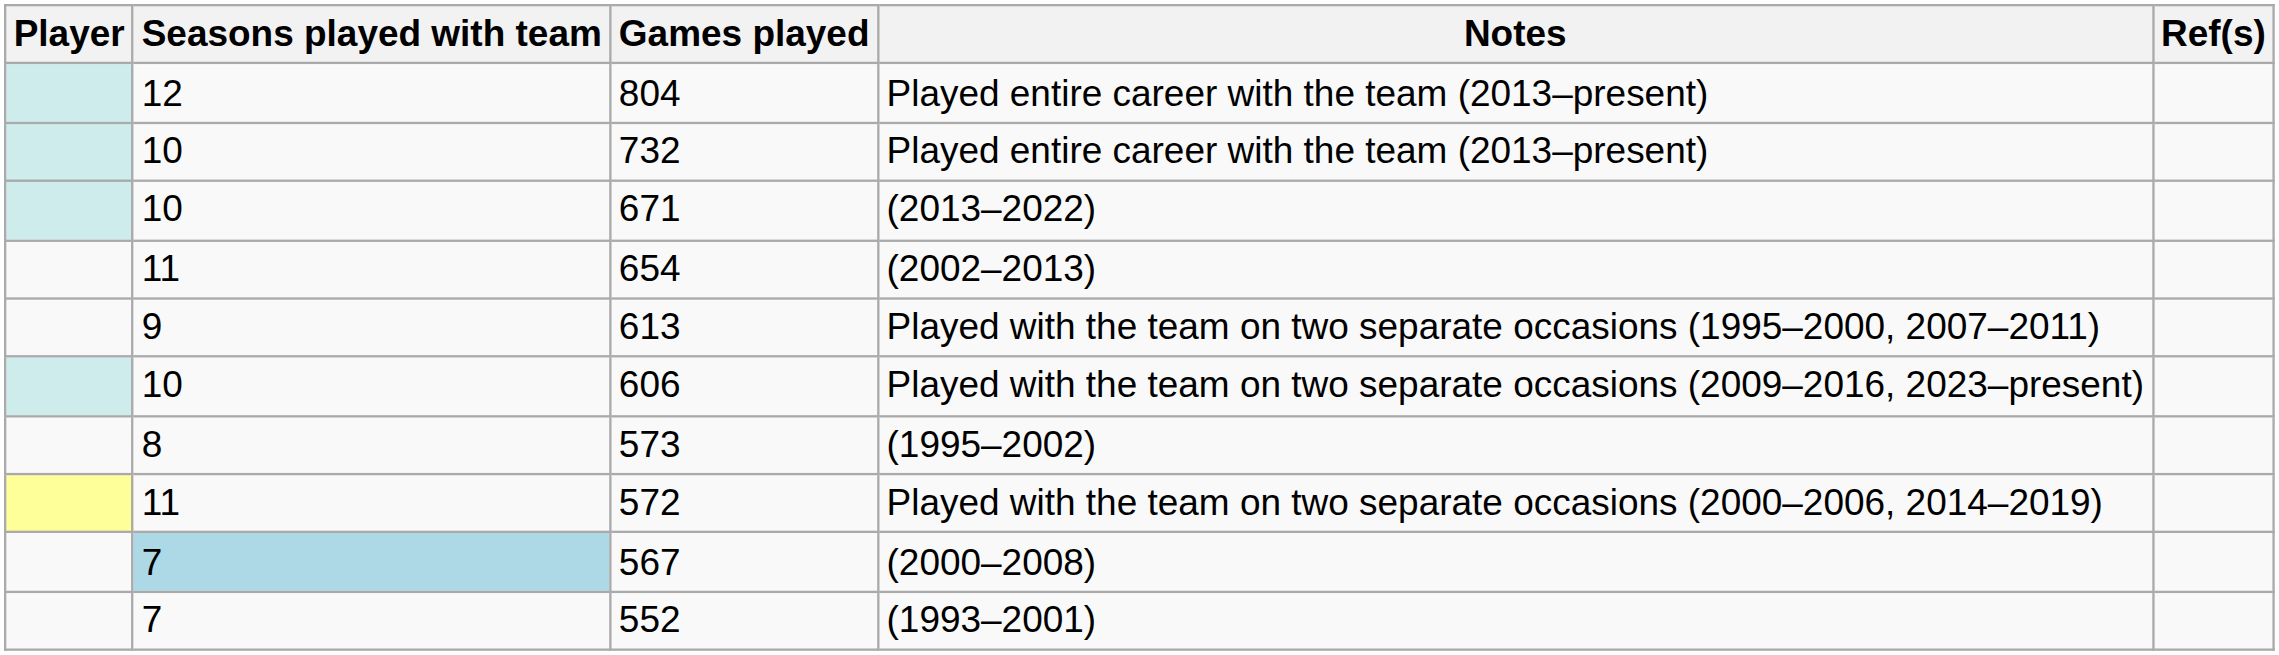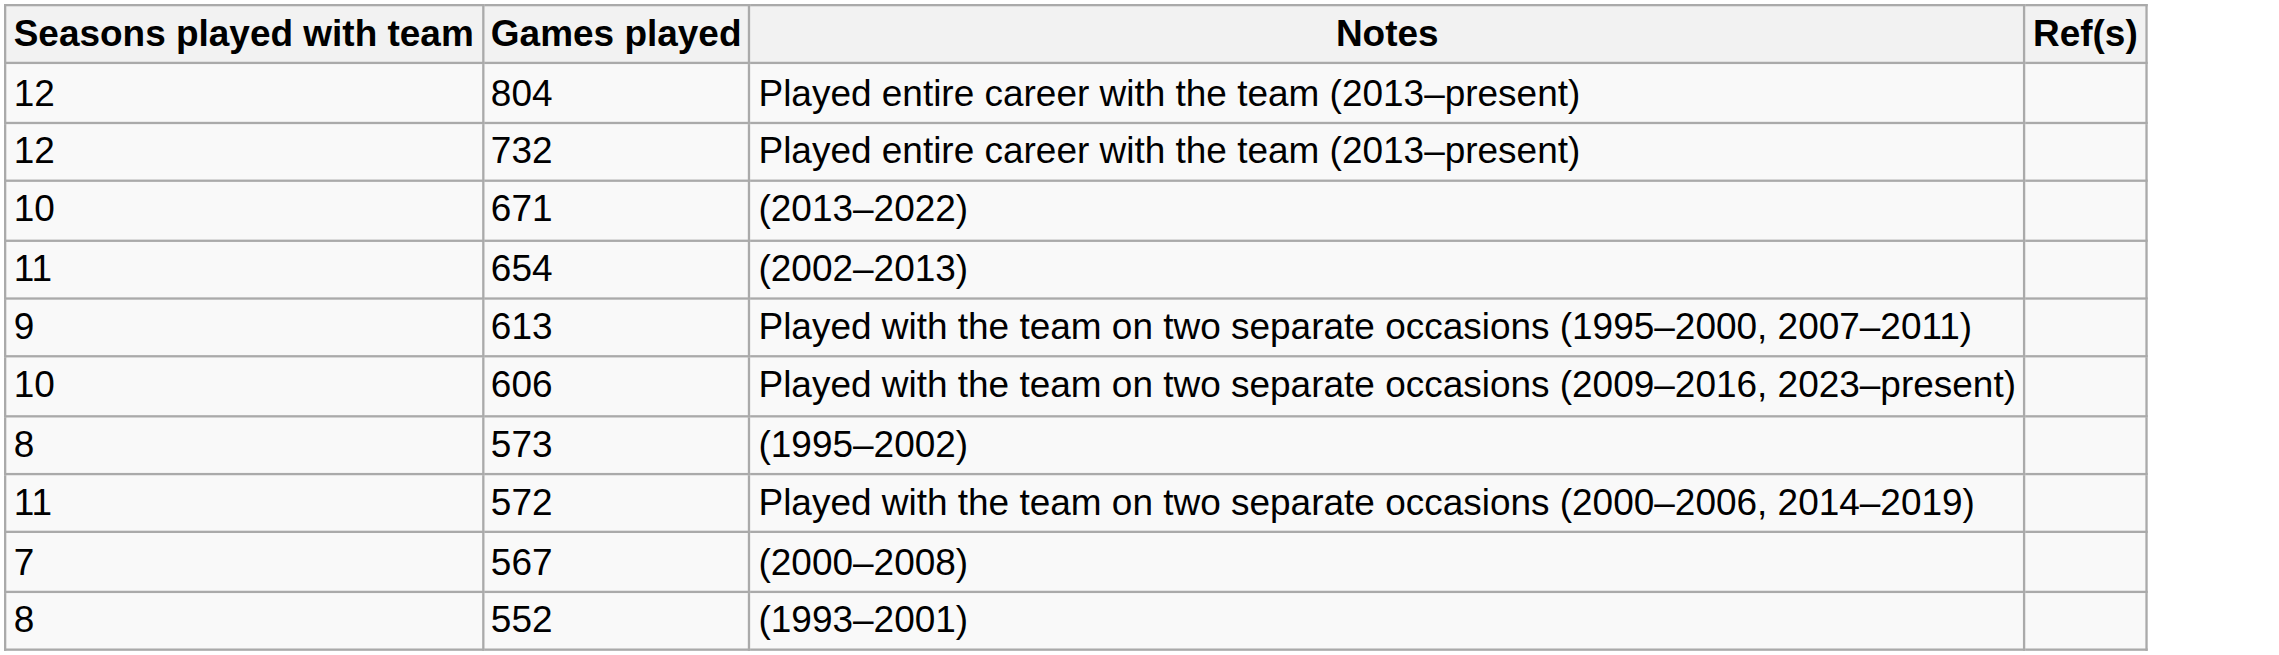- column: (69, 33)
(162, 151) 10 -> (34, 151) 12
(152, 561) lightblue background -> (24, 561) no background
(152, 619) 7 -> (24, 619) 8
